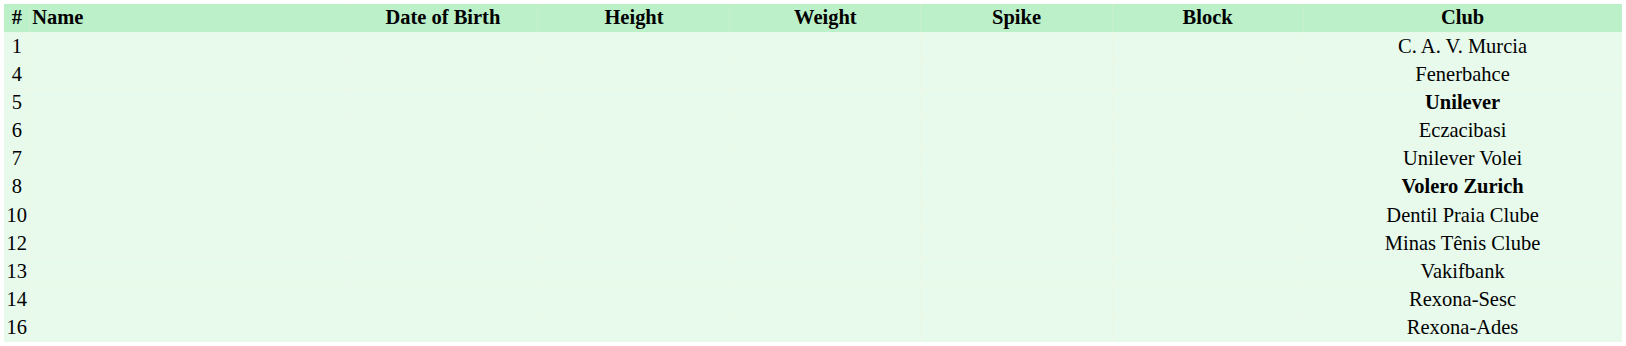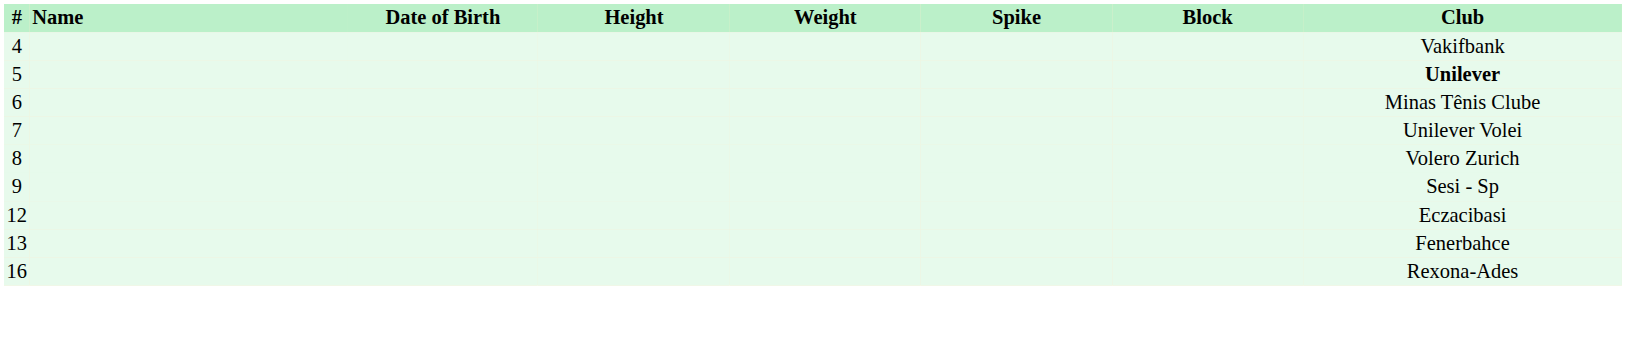- row: (17, 46)
(1463, 74) Fenerbahce -> (1463, 46) Vakifbank
(1463, 130) Eczacibasi -> (1463, 102) Minas Tênis Clube
(1463, 186) bold -> (1463, 158) normal
+ row: (17, 186)
- row: (17, 215)
(1463, 243) Minas Tênis Clube -> (1463, 215) Eczacibasi
(1463, 271) Vakifbank -> (1463, 243) Fenerbahce
- row: (17, 299)
